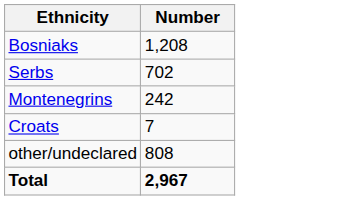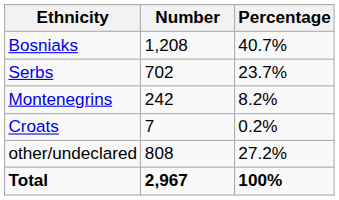+ column: (285, 18)
